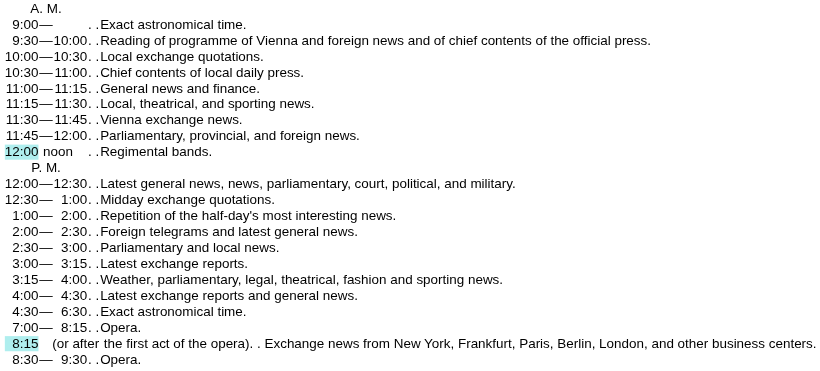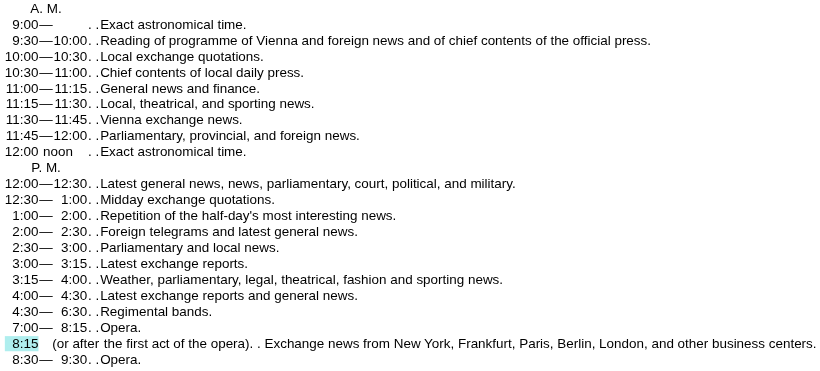(22, 152) paleturquoise background -> (22, 152) no background
(156, 152) Regimental bands. -> (173, 152) Exact astronomical time.
(173, 311) Exact astronomical time. -> (156, 311) Regimental bands.
